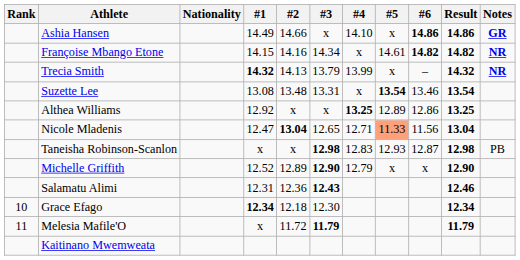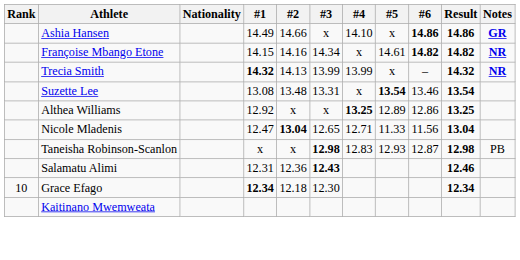(326, 71) 13.79 -> (326, 71) 13.99
(392, 129) lightsalmon background -> (392, 129) no background
- row: (83, 168)
- row: (84, 226)
